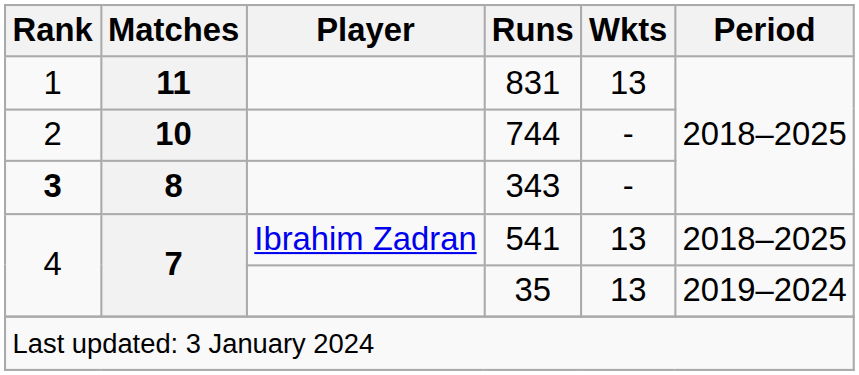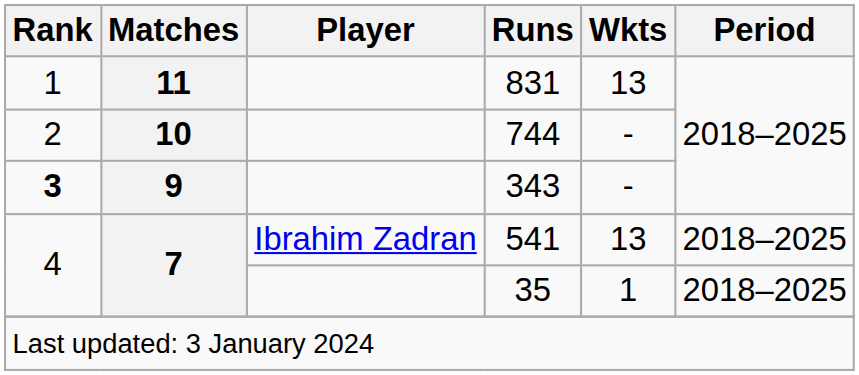(174, 186) 8 -> (174, 186) 9
(628, 290) 13 -> (628, 290) 1
(765, 290) 2019–2024 -> (765, 290) 2018–2025
